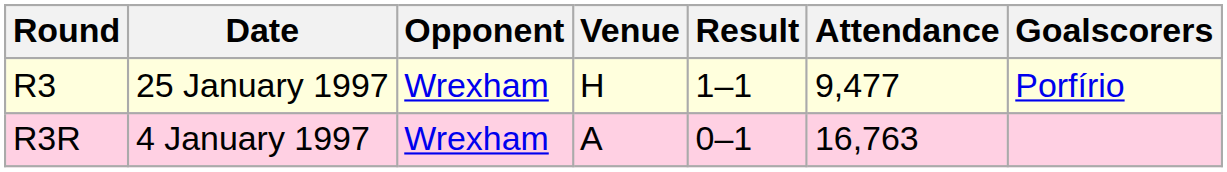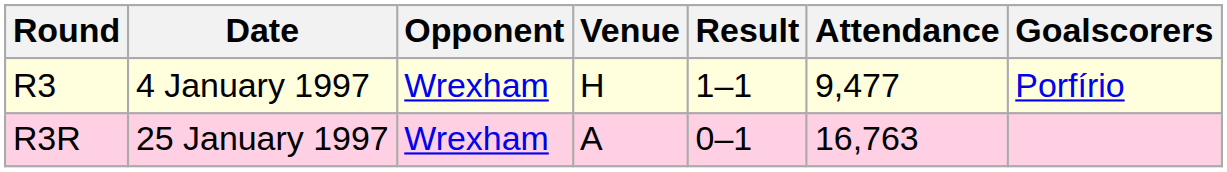(262, 85) 25 January 1997 -> (253, 85) 4 January 1997
(253, 138) 4 January 1997 -> (262, 138) 25 January 1997
